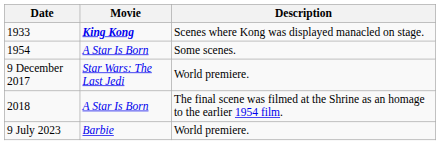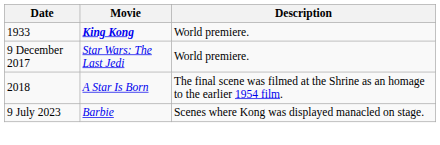(299, 31) Scenes where Kong was displayed manacled on stage. -> (211, 31) World premiere.
- row: (19, 50)
(211, 130) World premiere. -> (299, 112) Scenes where Kong was displayed manacled on stage.
